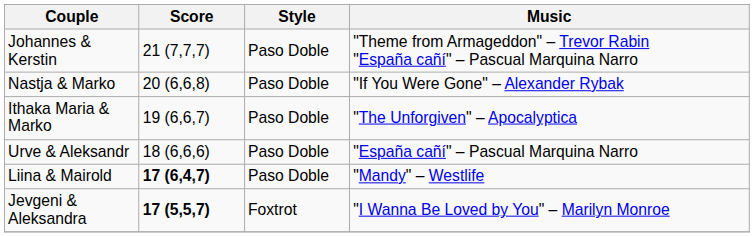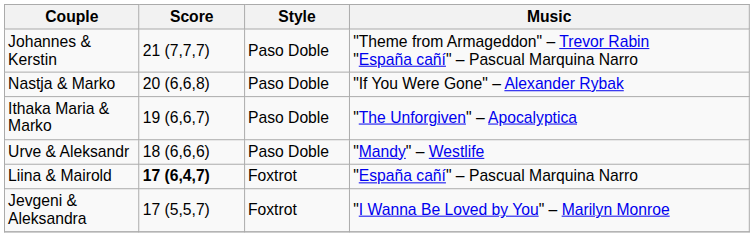(496, 151) "España cañí" – Pascual Marquina Narro -> (419, 151) "Mandy" – Westlife
(288, 176) Paso Doble -> (272, 176) Foxtrot
(419, 176) "Mandy" – Westlife -> (496, 176) "España cañí" – Pascual Marquina Narro
(176, 210) bold -> (176, 210) normal
